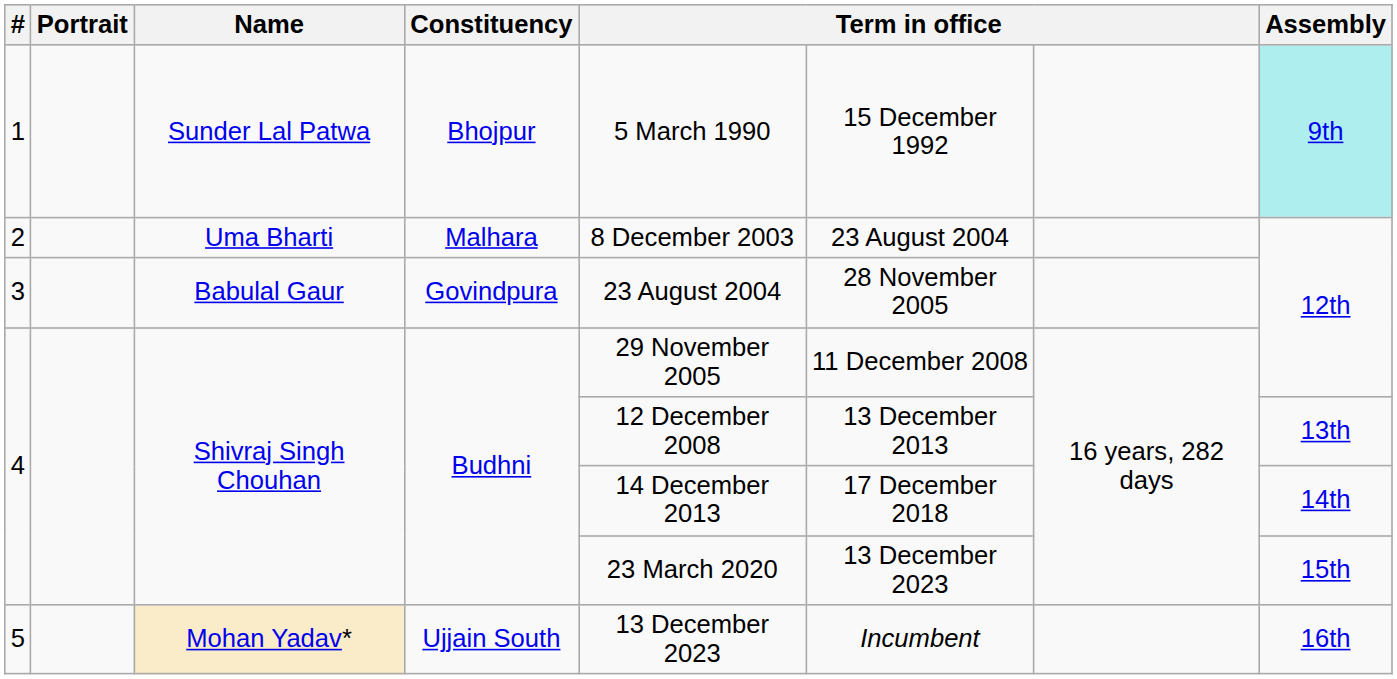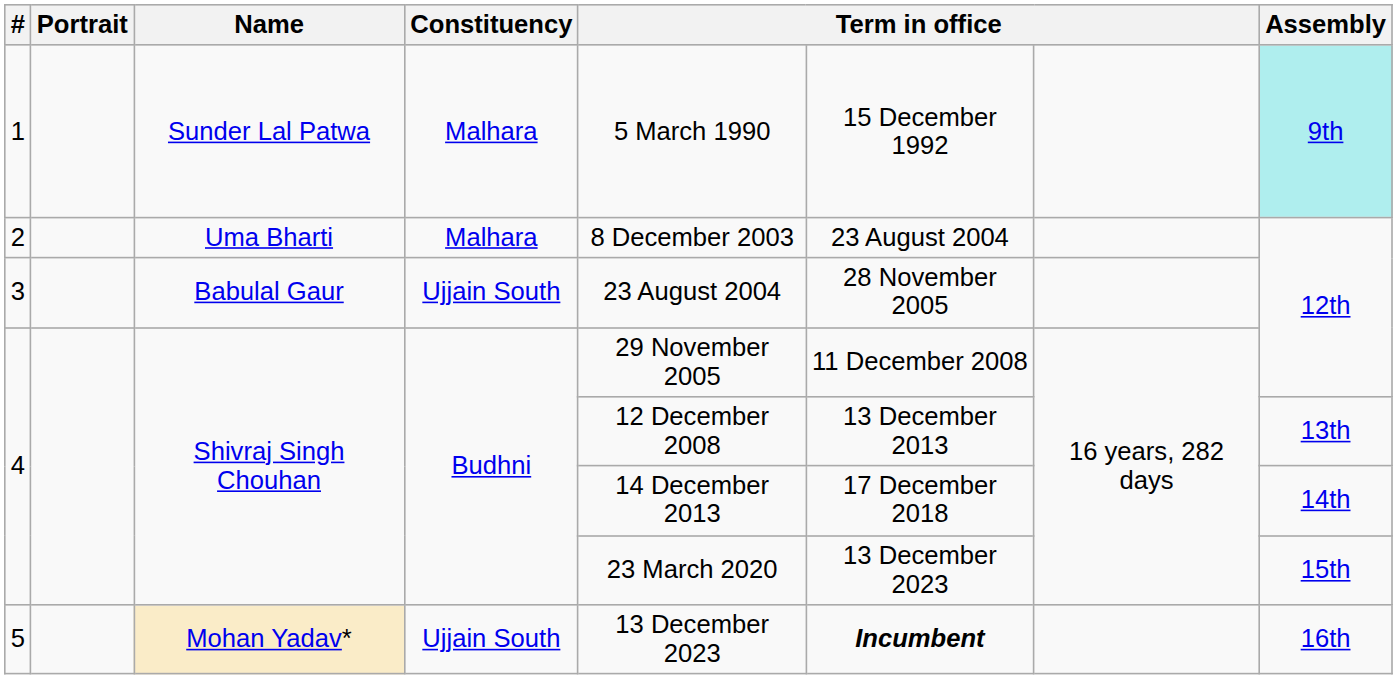(491, 130) Bhojpur -> (491, 130) Malhara
(491, 292) Govindpura -> (491, 292) Ujjain South
(920, 639) normal -> (920, 639) bold
